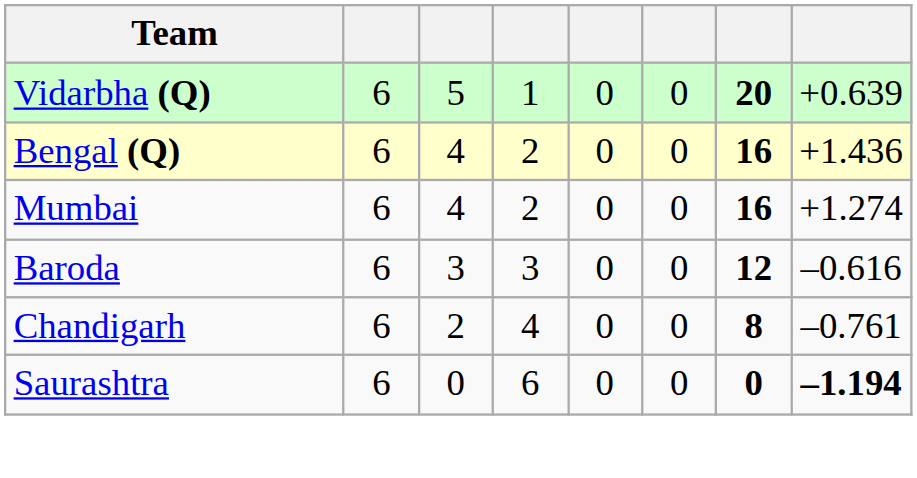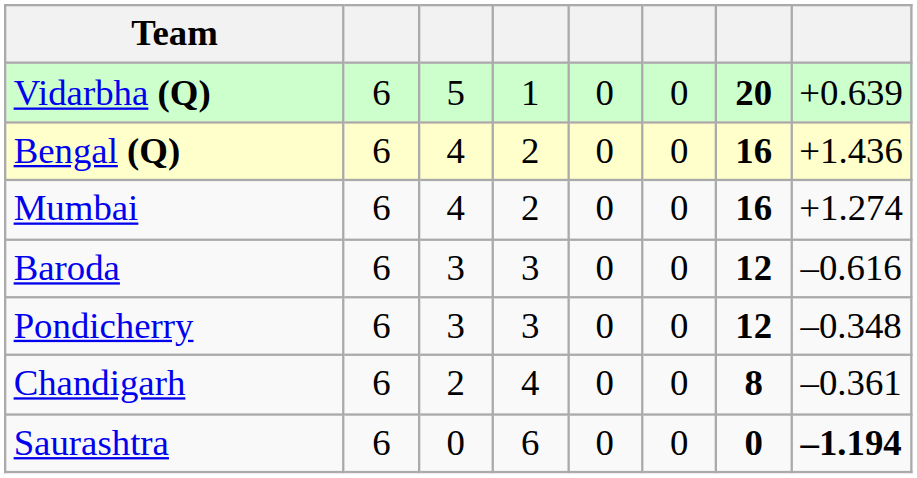+ row: (104, 325)
(851, 325) –0.761 -> (851, 383) –0.361
